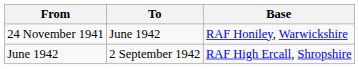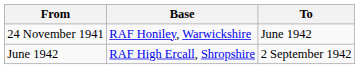columns swapped: (155, 14) <-> (279, 14)
